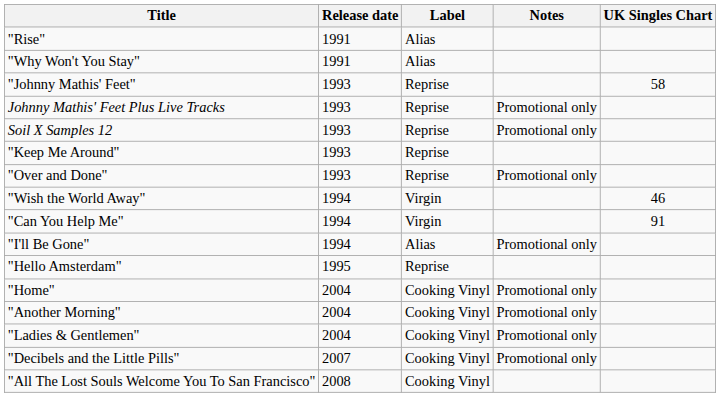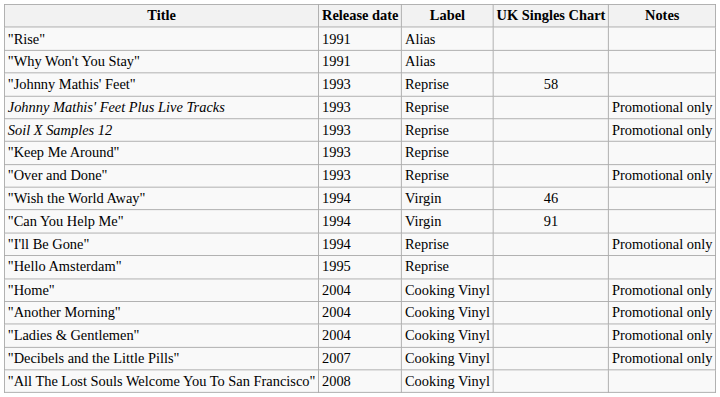columns swapped: (547, 15) <-> (658, 15)
(420, 244) Alias -> (427, 244) Reprise
